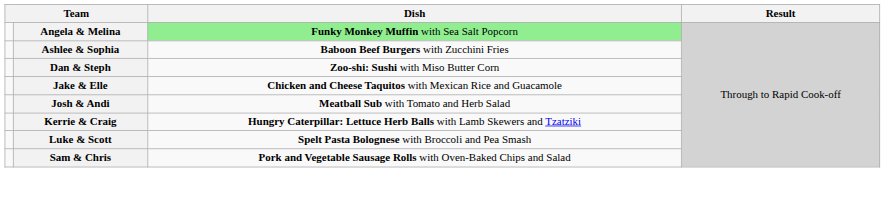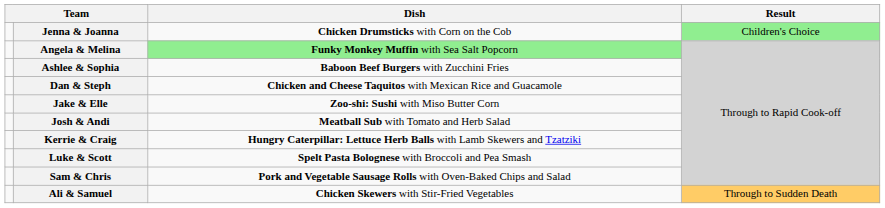+ row: (80, 31)
(415, 68) Zoo-shi: Sushi with Miso Butter Corn -> (415, 86) Chicken and Cheese Taquitos with Mexican Rice and Guacamole
(415, 86) Chicken and Cheese Taquitos with Mexican Rice and Guacamole -> (415, 104) Zoo-shi: Sushi with Miso Butter Corn
+ row: (80, 194)
